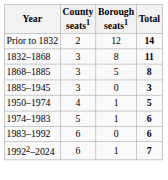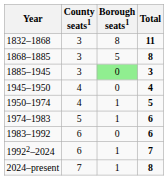- row: (32, 41)
(116, 87) no background -> (117, 72) lightgreen background
+ row: (29, 87)
+ row: (33, 167)
